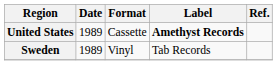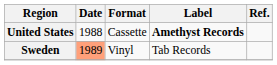(91, 32) 1989 -> (91, 32) 1988
(91, 50) no background -> (91, 50) lightsalmon background
